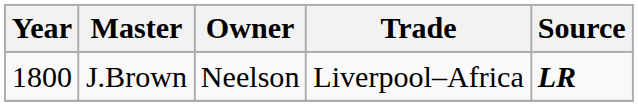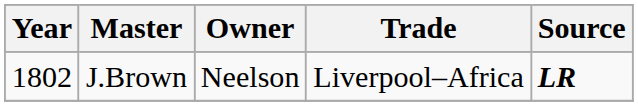(42, 76) 1800 -> (42, 76) 1802
